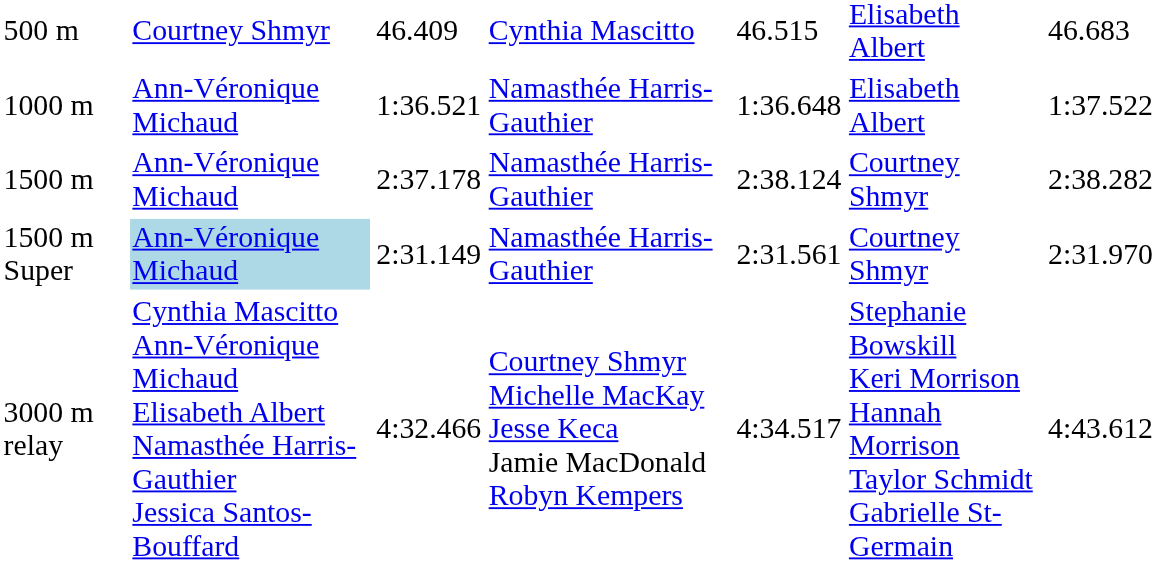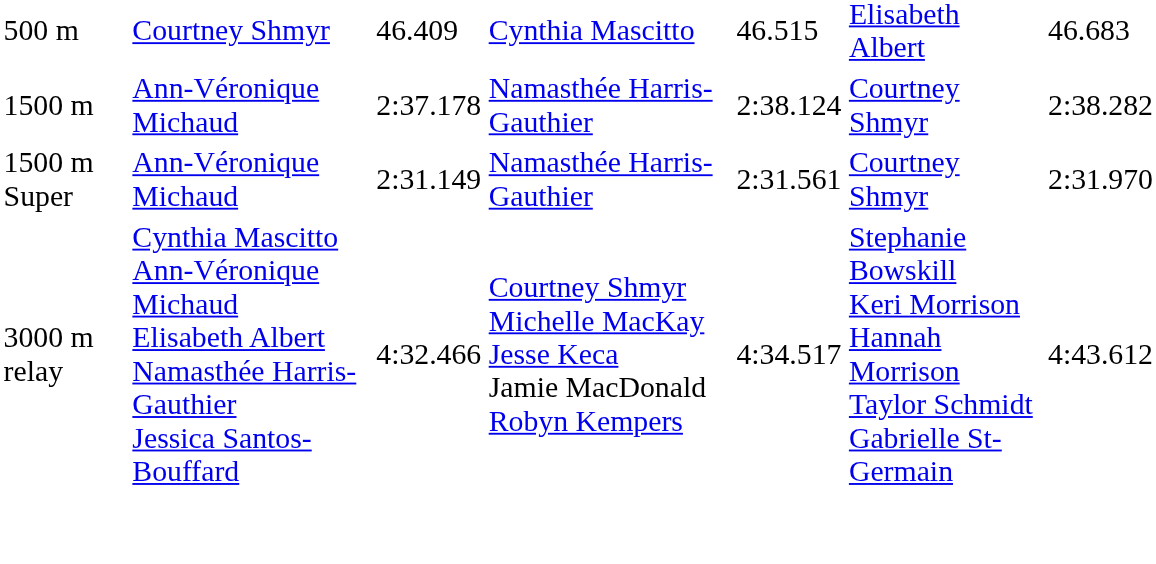- row: (49, 105)
(226, 253) lightblue background -> (226, 179) no background
